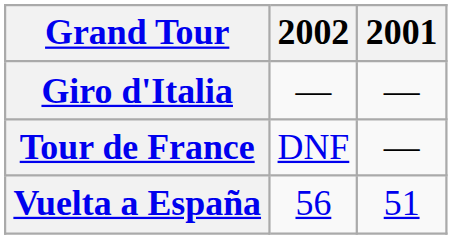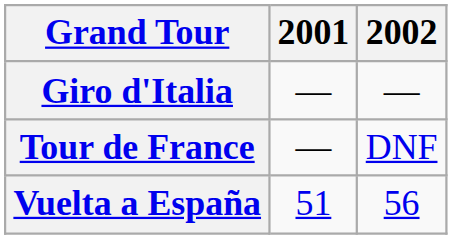columns swapped: (402, 32) <-> (313, 32)
